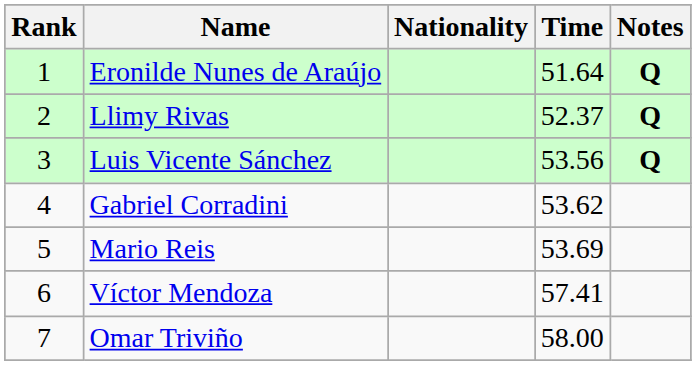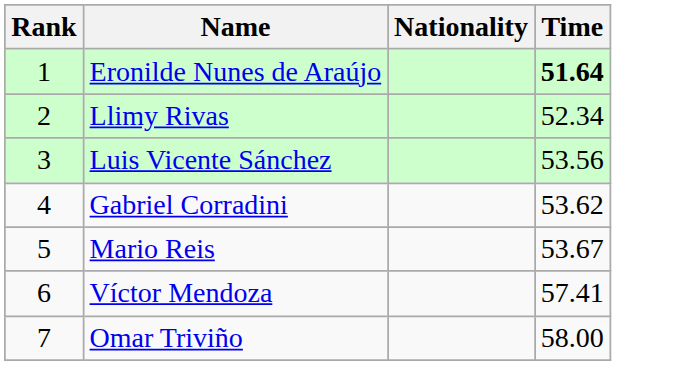- column: (650, 26)
(572, 71) normal -> (572, 71) bold
(572, 115) 52.37 -> (572, 115) 52.34
(572, 248) 53.69 -> (572, 248) 53.67
